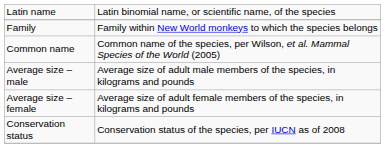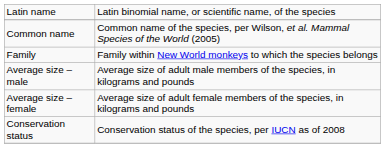rows swapped: (41, 49) <-> (21, 28)
